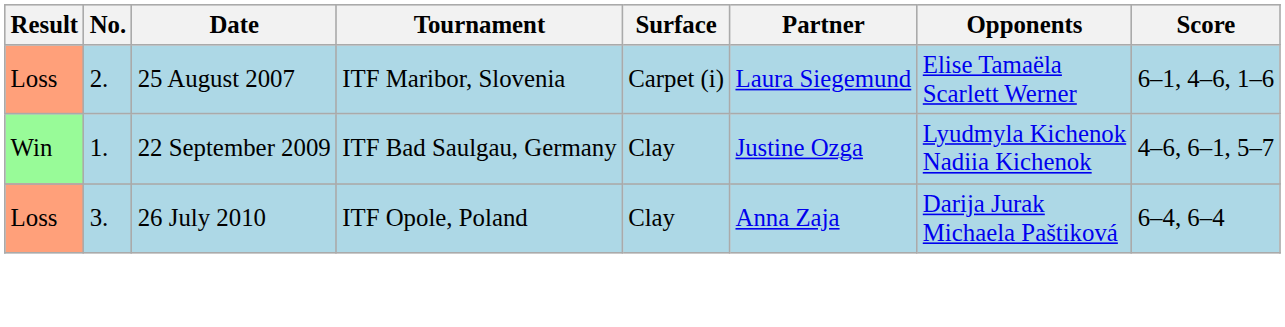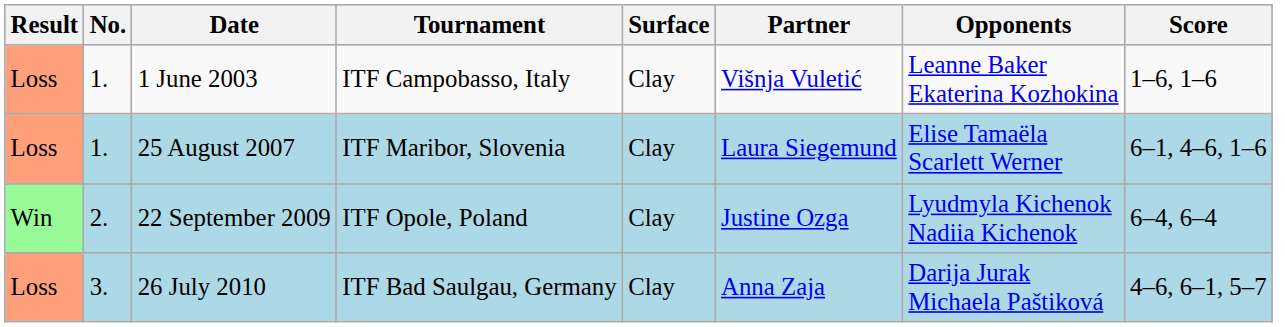+ row: (198, 78)
(99, 78) 2. -> (99, 147) 1.
(676, 78) Carpet (i) -> (652, 147) Clay
(99, 147) 1. -> (99, 217) 2.
(479, 147) ITF Bad Saulgau, Germany -> (435, 217) ITF Opole, Poland
(1206, 147) 4–6, 6–1, 5–7 -> (1174, 217) 6–4, 6–4
(435, 217) ITF Opole, Poland -> (479, 286) ITF Bad Saulgau, Germany
(1181, 217) 6–4, 6–4 -> (1198, 286) 4–6, 6–1, 5–7
